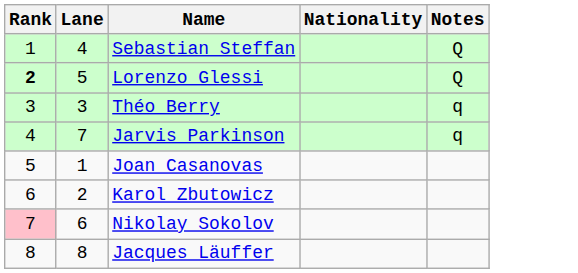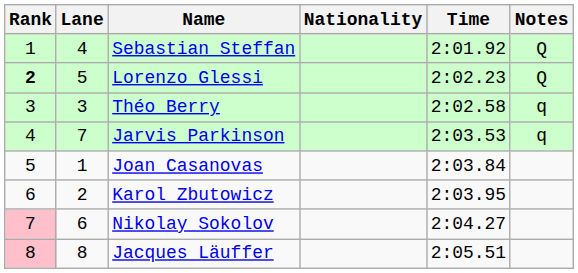+ column: (468, 19)
(31, 253) no background -> (31, 253) pink background
